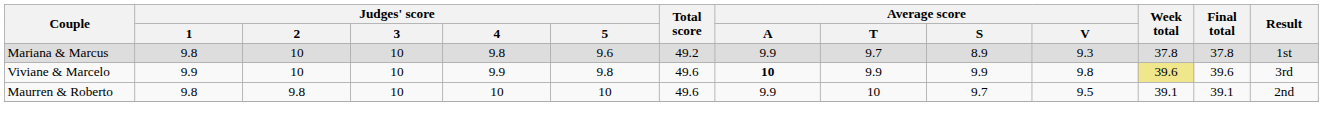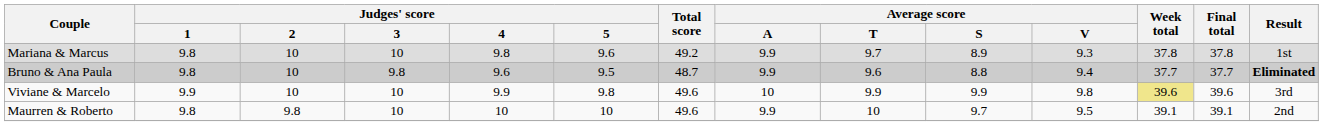+ row: (60, 72)
(768, 72) bold -> (767, 91) normal
